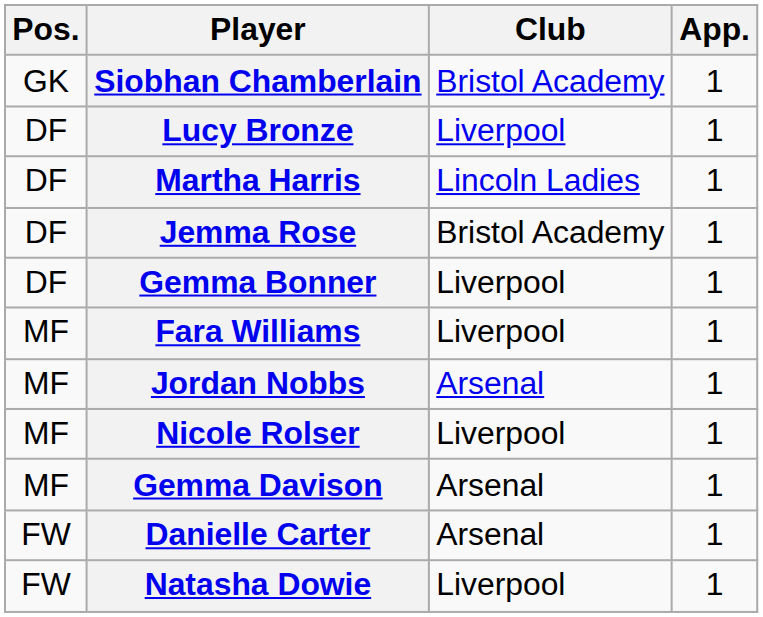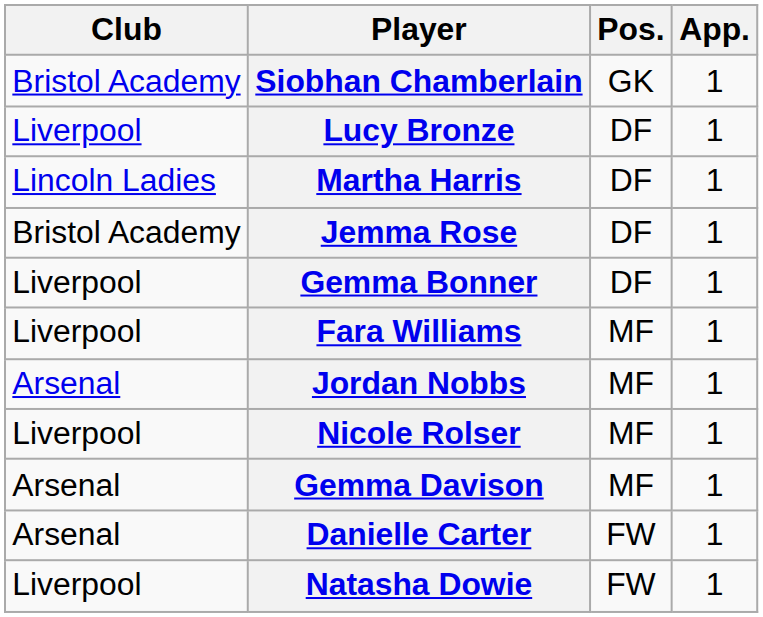columns swapped: (46, 29) <-> (550, 29)
